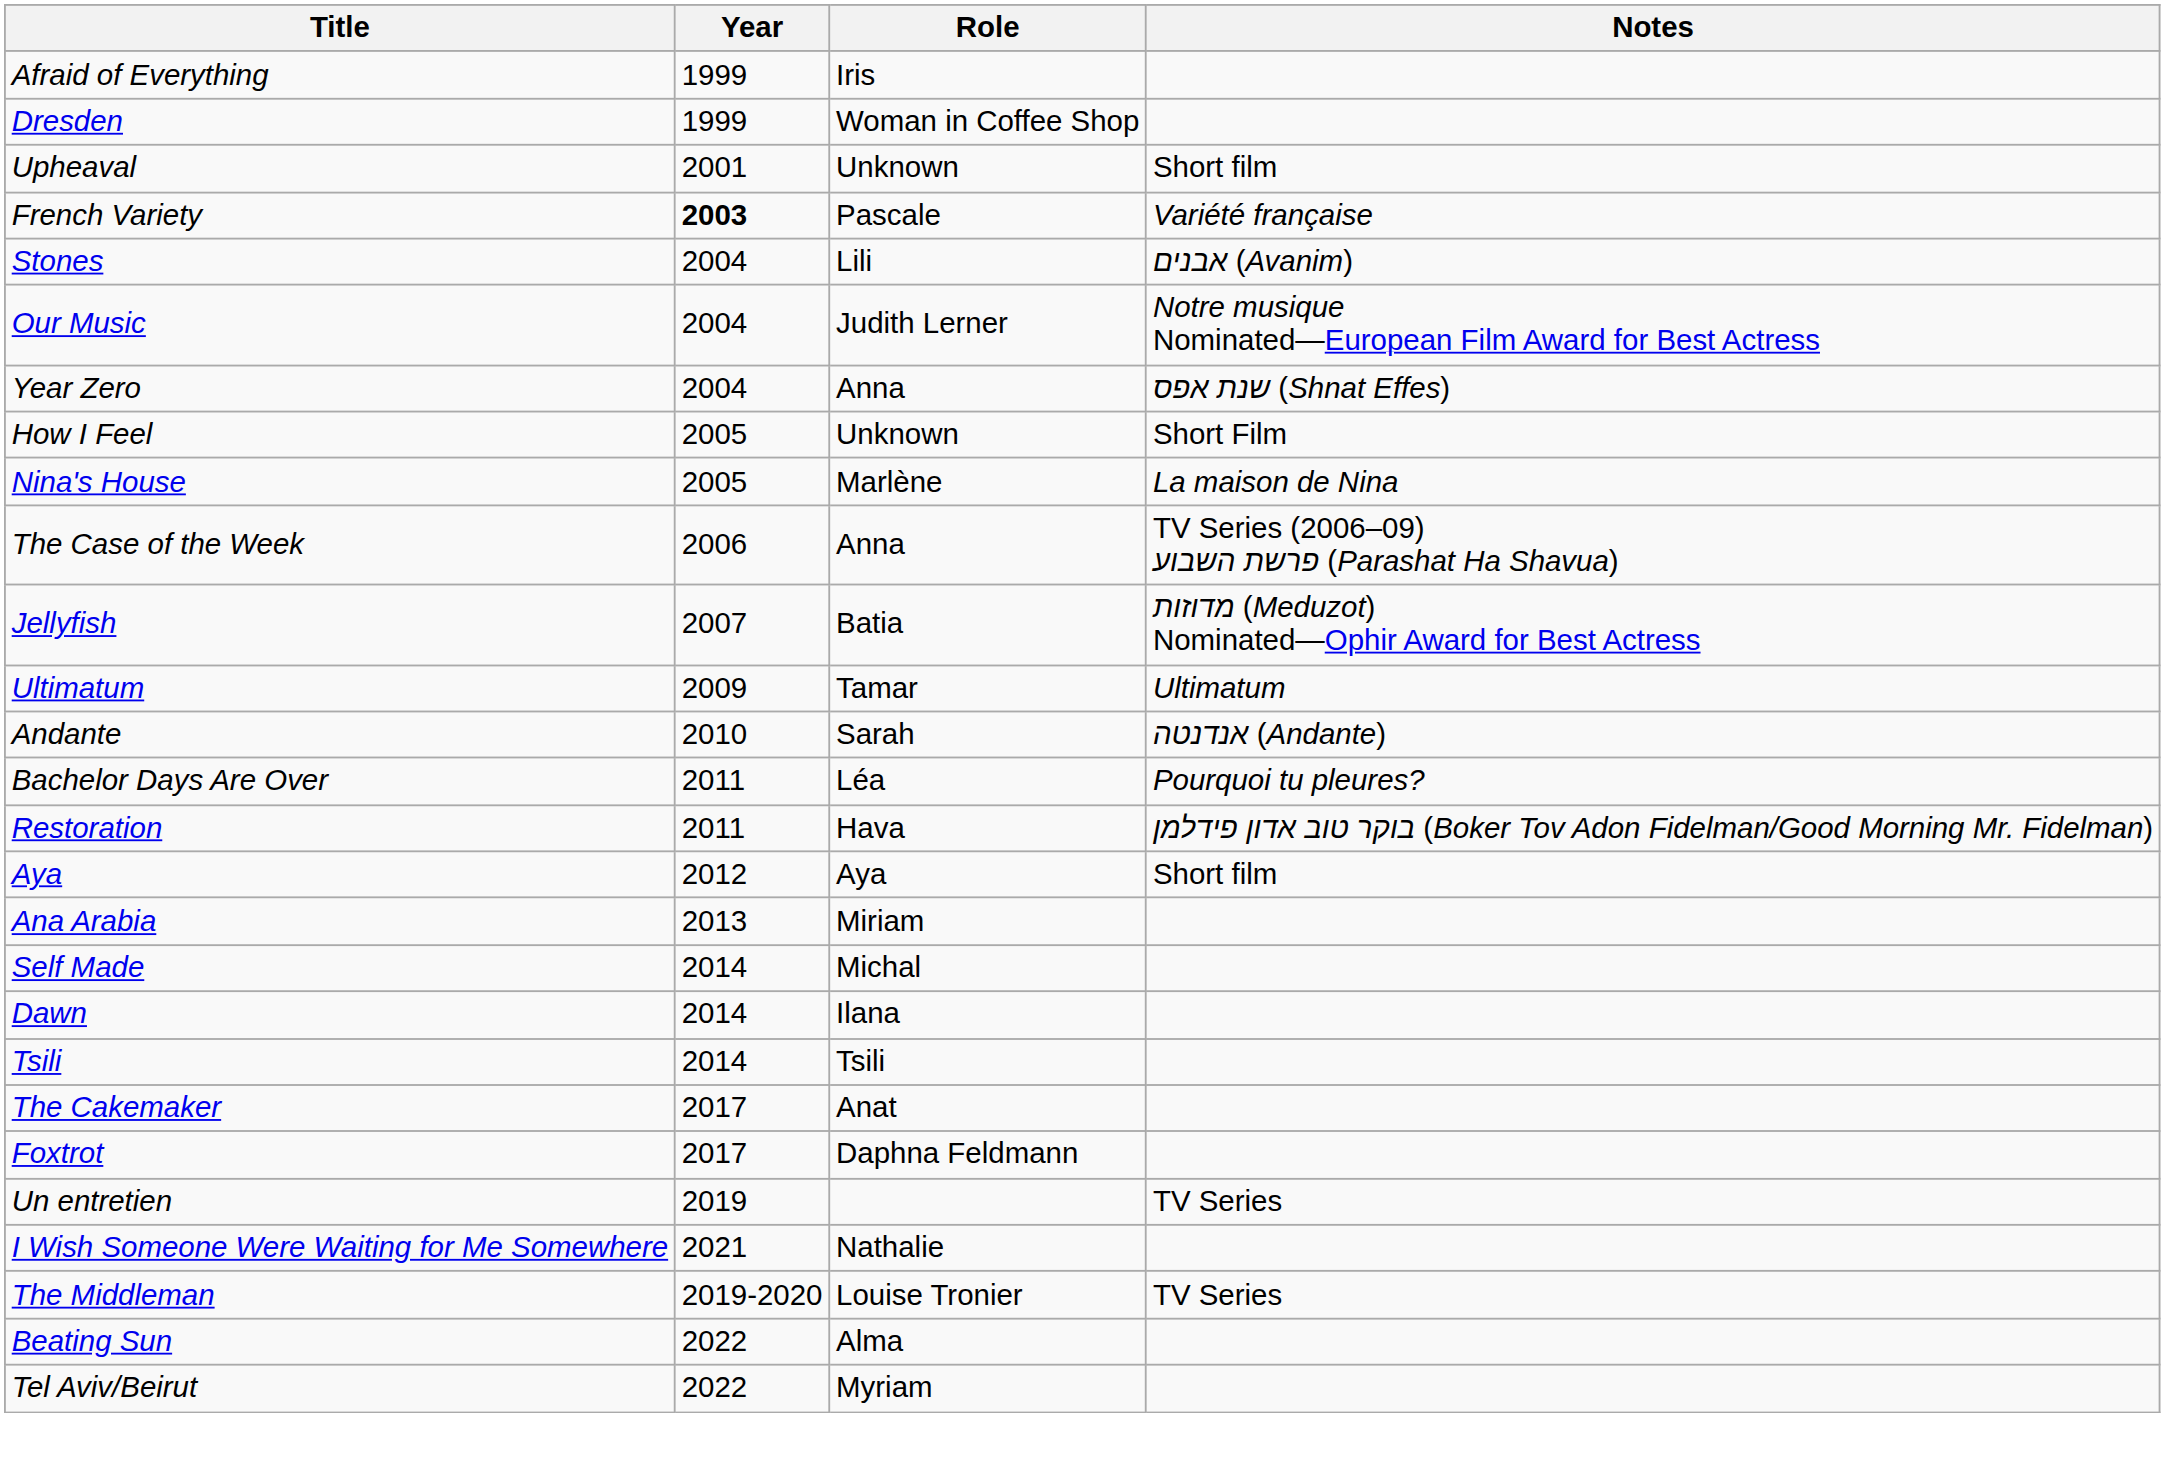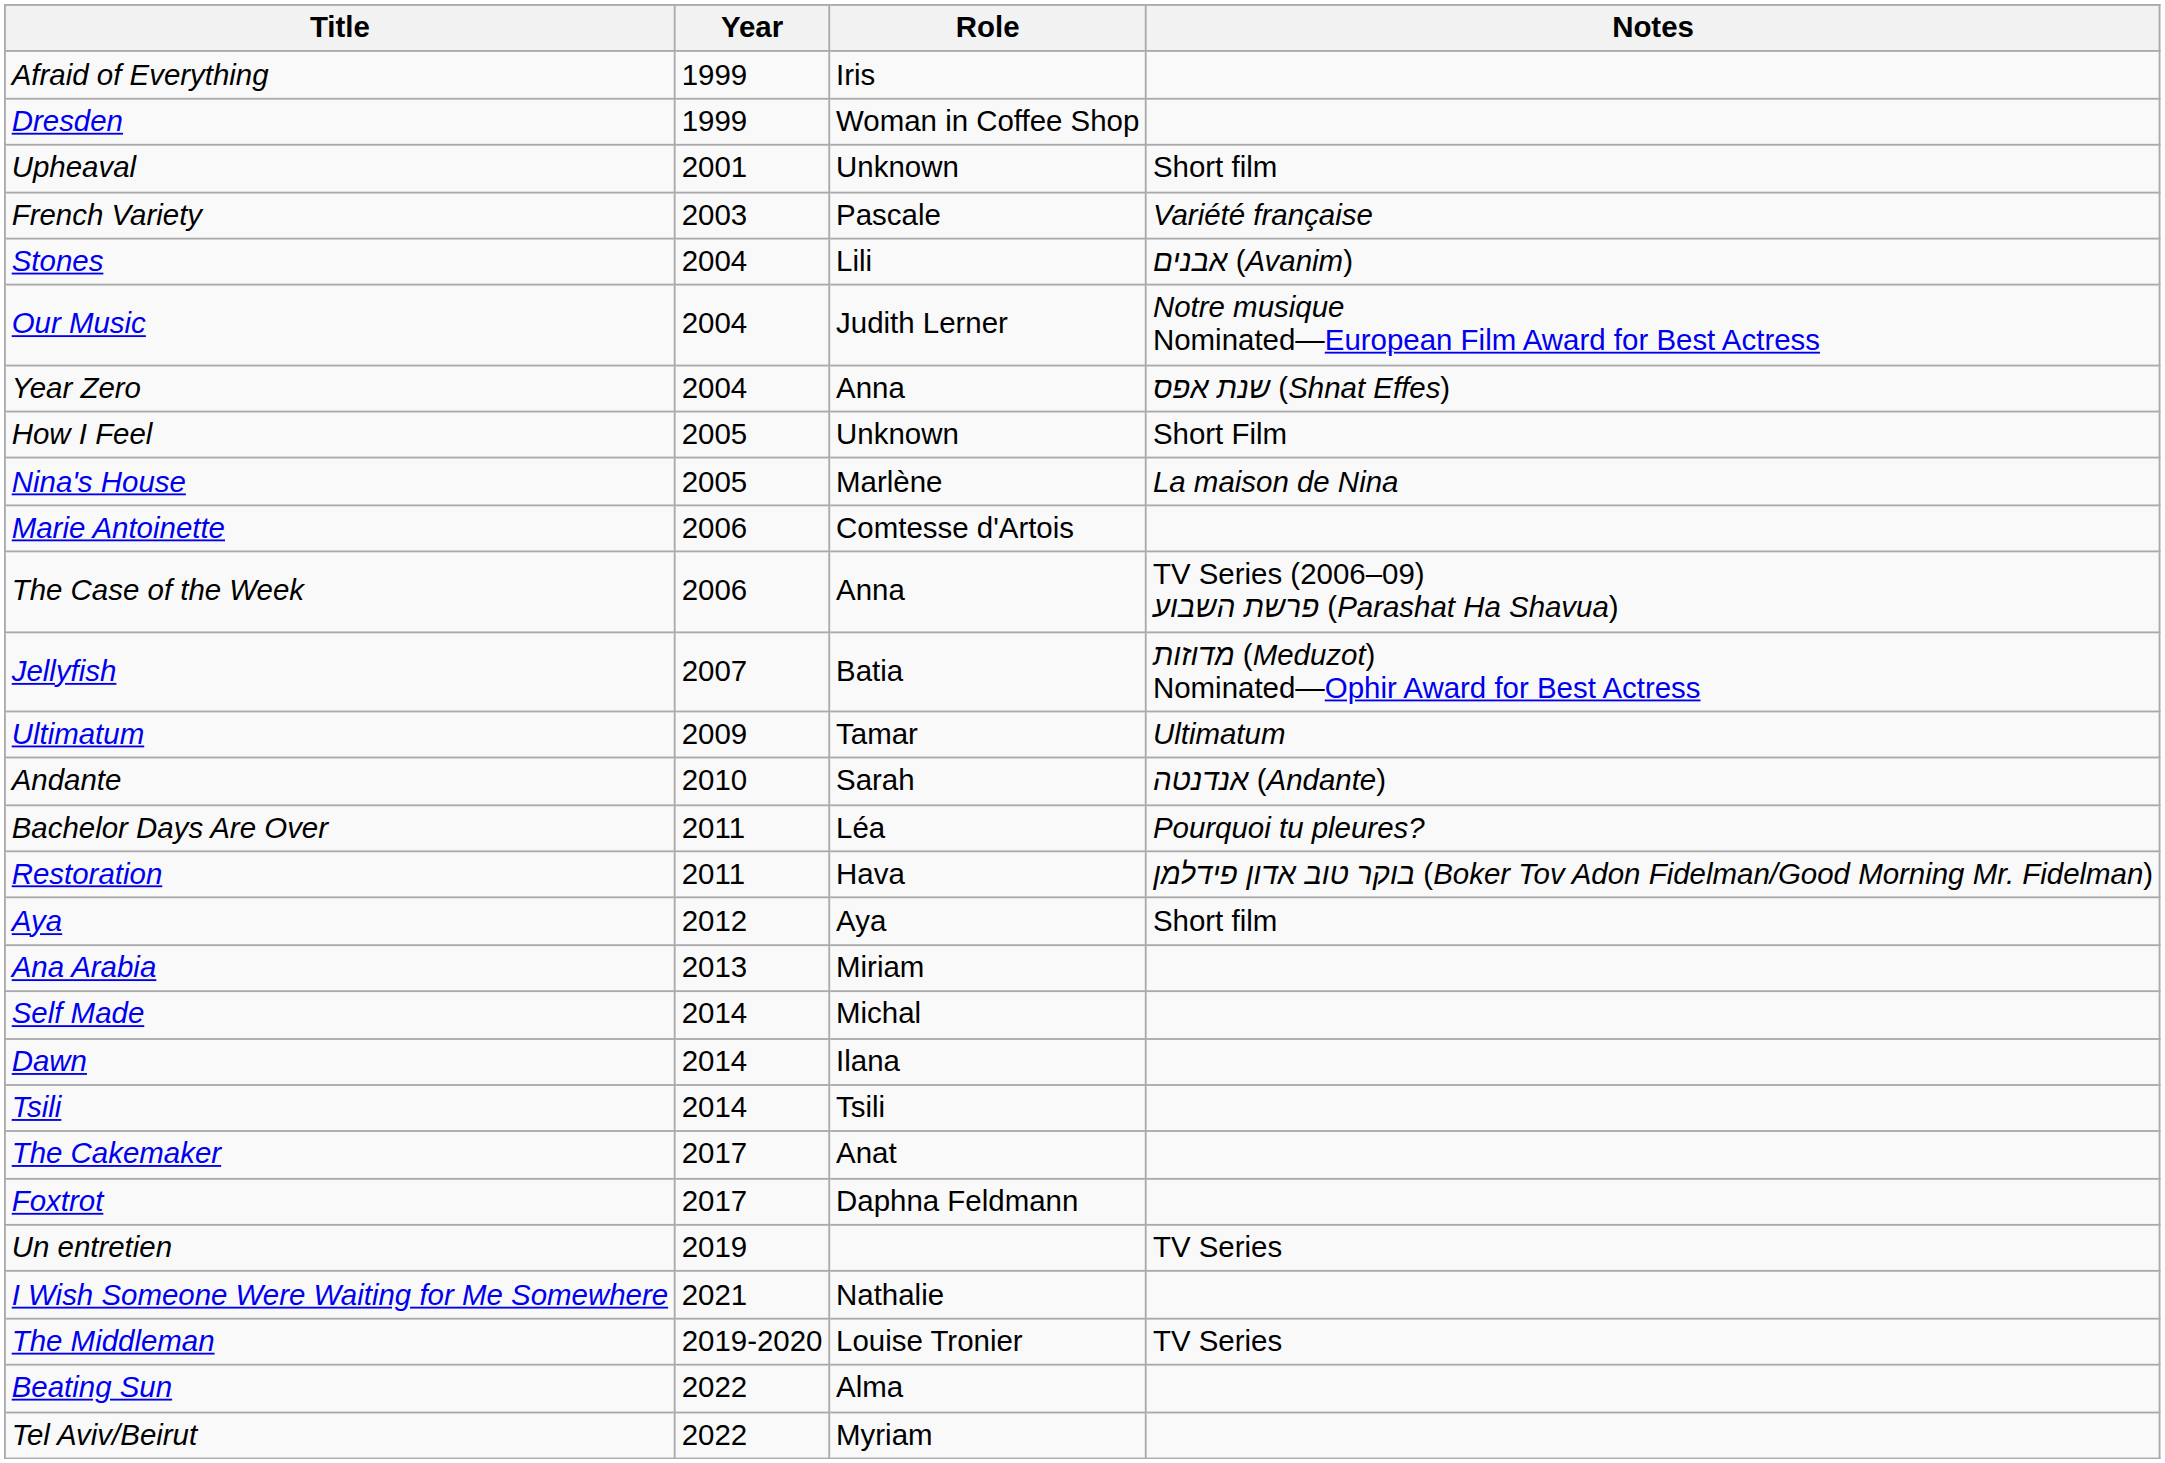(714, 214) bold -> (714, 214) normal
+ row: (118, 527)
